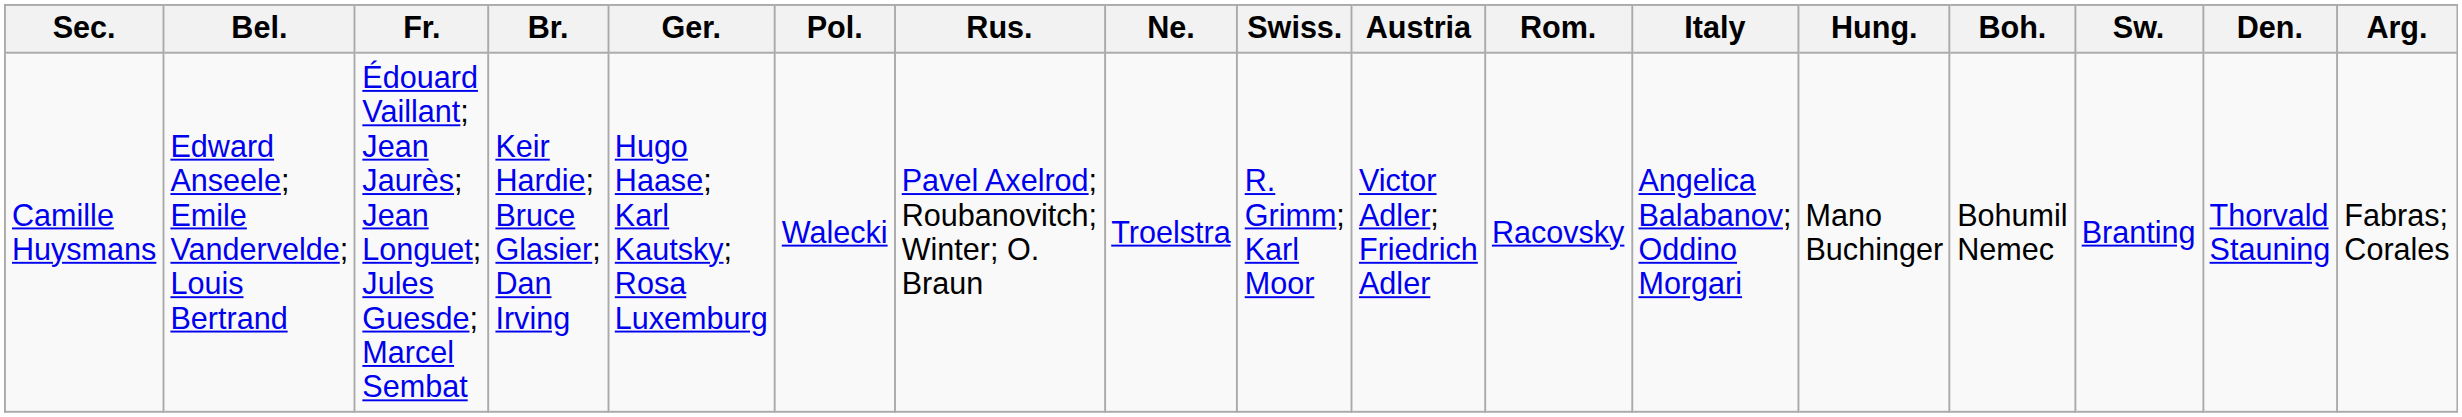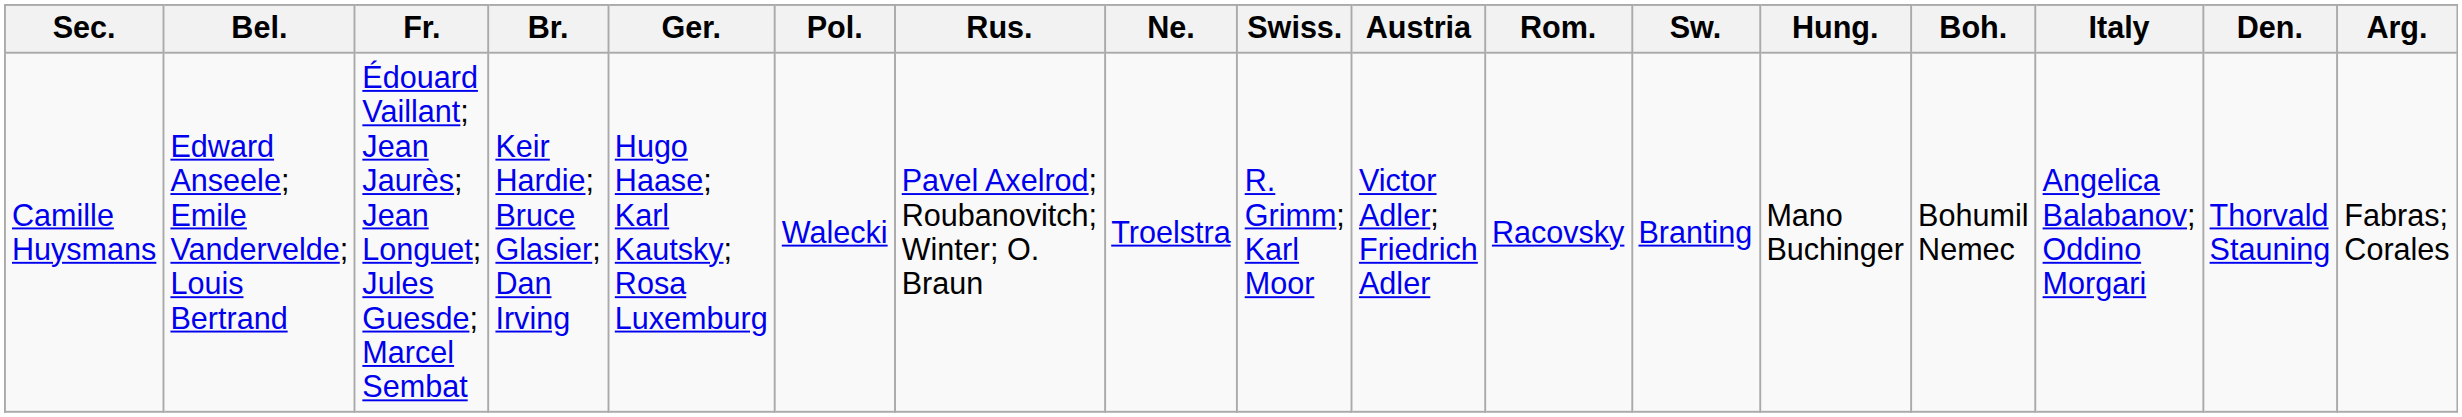columns swapped: (1715, 28) <-> (2139, 28)
